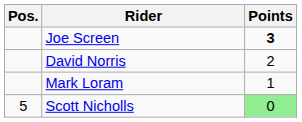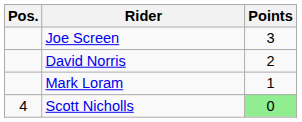(271, 38) bold -> (271, 38) normal
(23, 106) 5 -> (23, 106) 4
